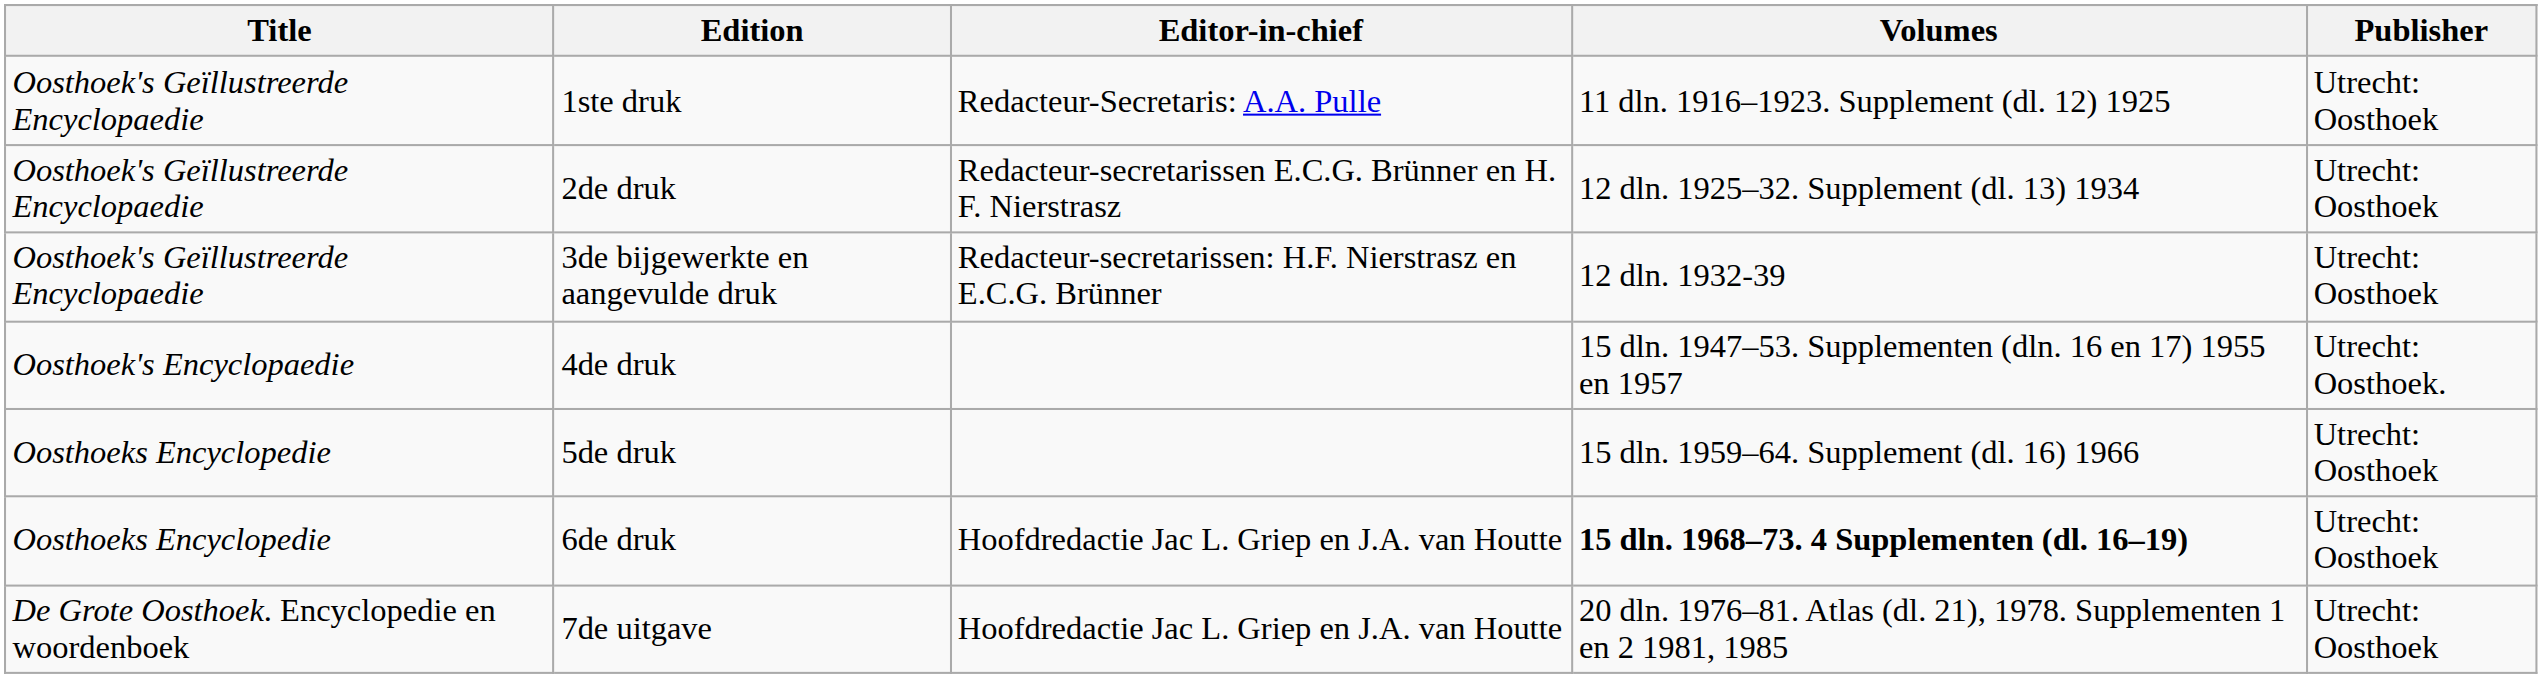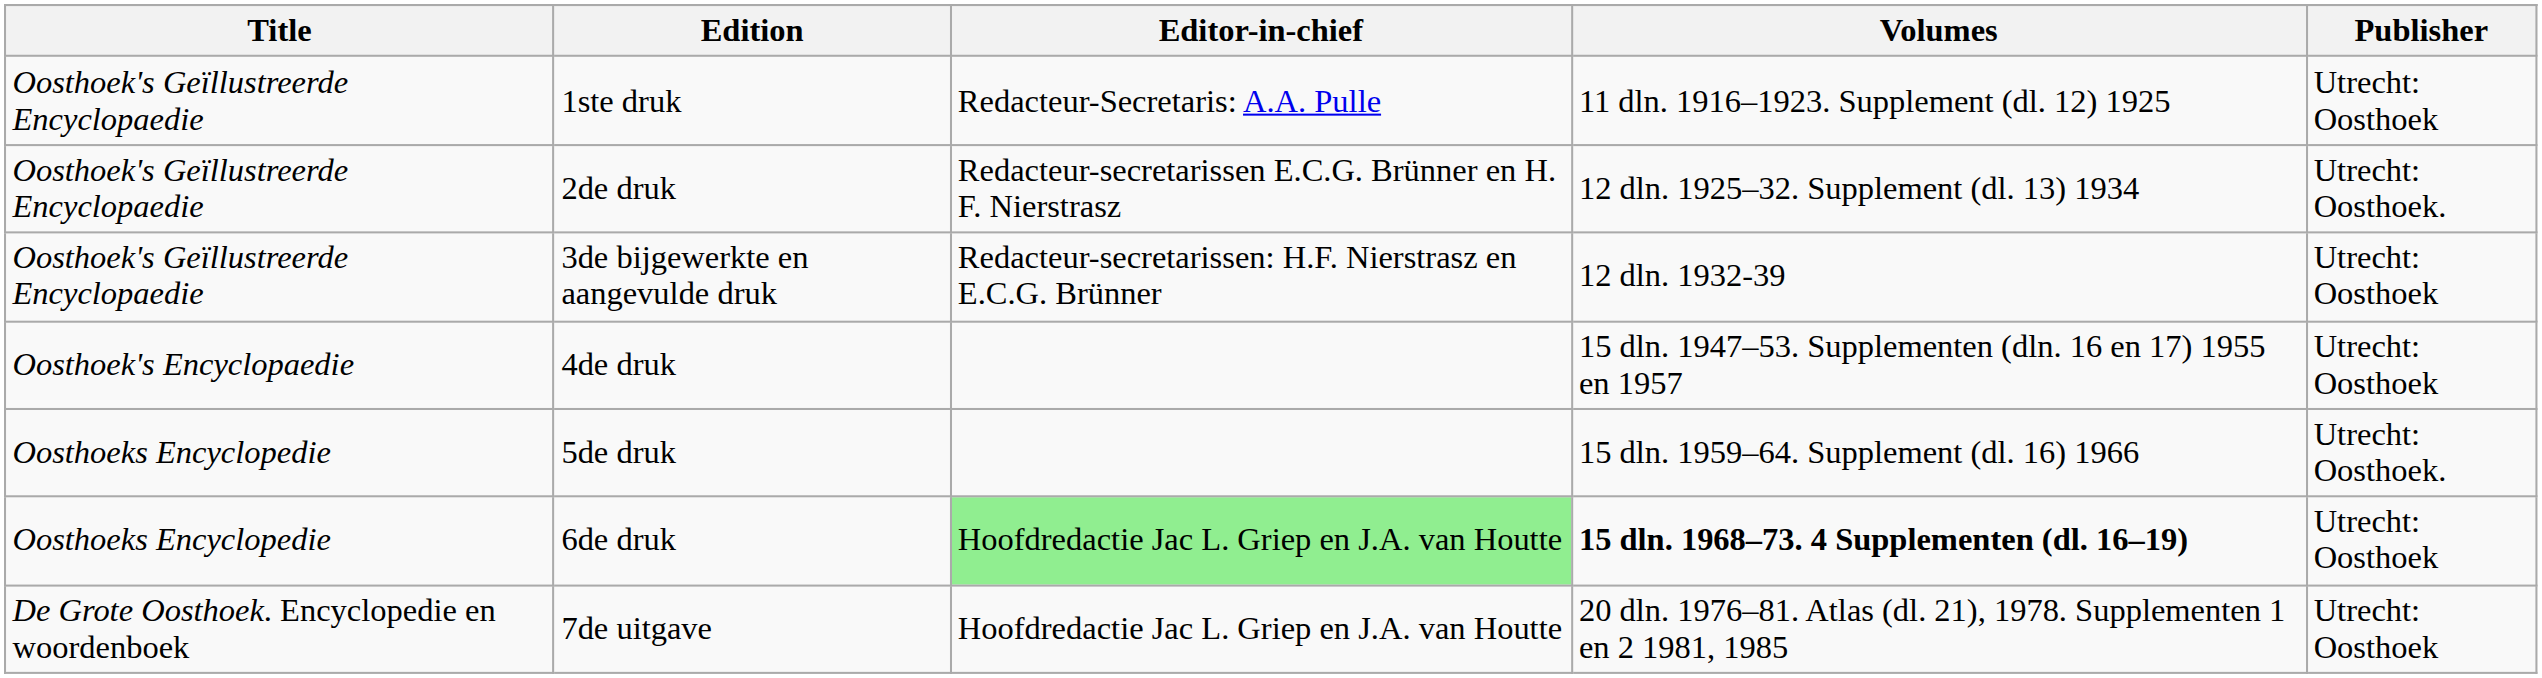(2376, 188) Utrecht: Oosthoek -> (2380, 188) Utrecht: Oosthoek.
(2380, 364) Utrecht: Oosthoek. -> (2376, 364) Utrecht: Oosthoek
(2376, 452) Utrecht: Oosthoek -> (2380, 452) Utrecht: Oosthoek.
(1260, 540) no background -> (1260, 540) lightgreen background
